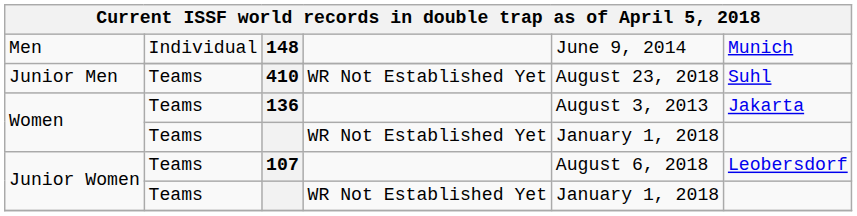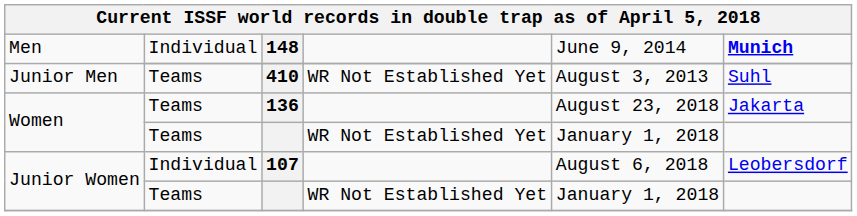(761, 49) normal -> (761, 49) bold
(638, 78) August 23, 2018 -> (632, 78) August 3, 2013
(632, 108) August 3, 2013 -> (638, 108) August 23, 2018
(176, 166) Teams -> (203, 166) Individual
